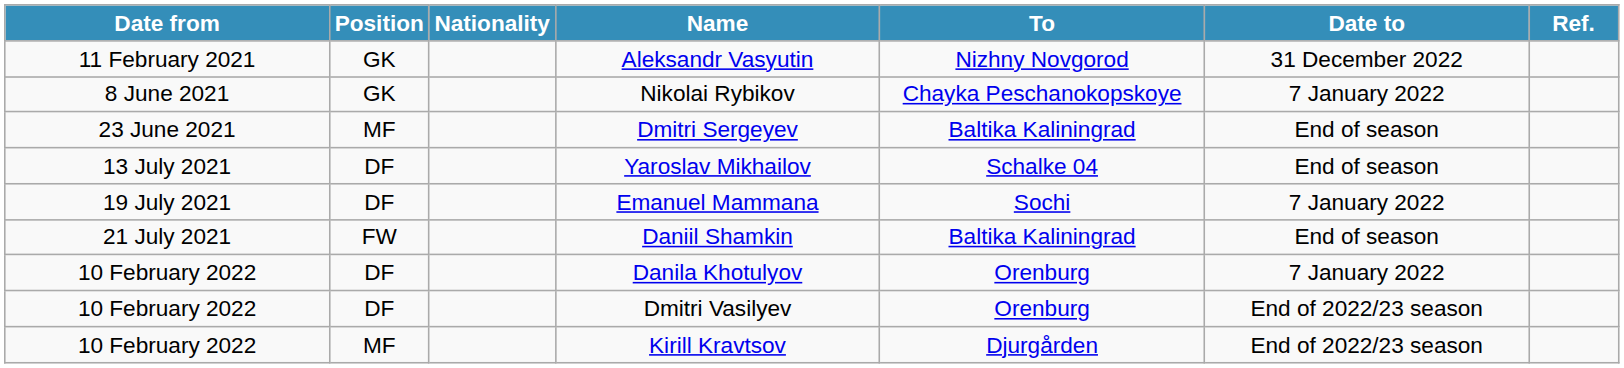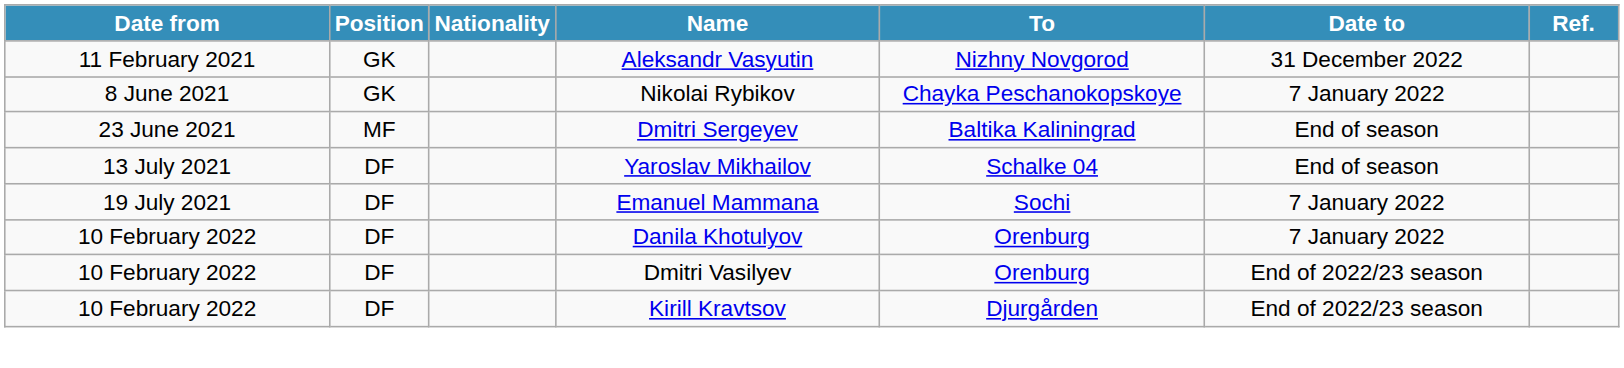- row: (717, 237)
(379, 344) MF -> (379, 309) DF
